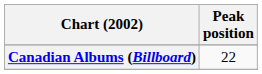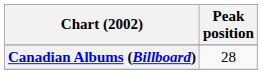(228, 57) 22 -> (228, 57) 28
